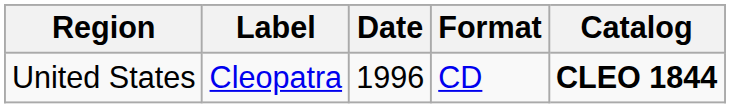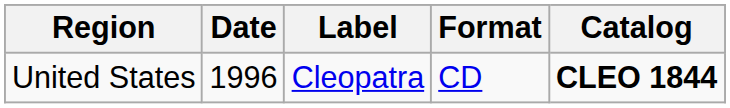columns swapped: (390, 28) <-> (276, 28)
